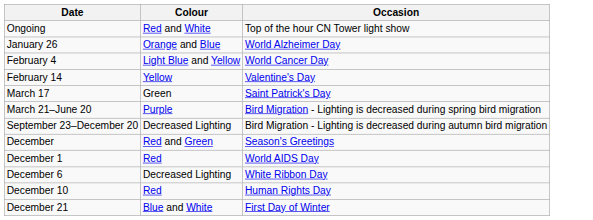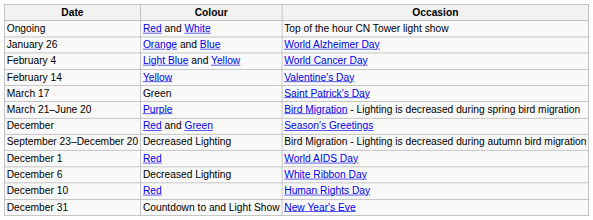rows swapped: (72, 126) <-> (30, 142)
- row: (37, 207)
+ row: (37, 207)
